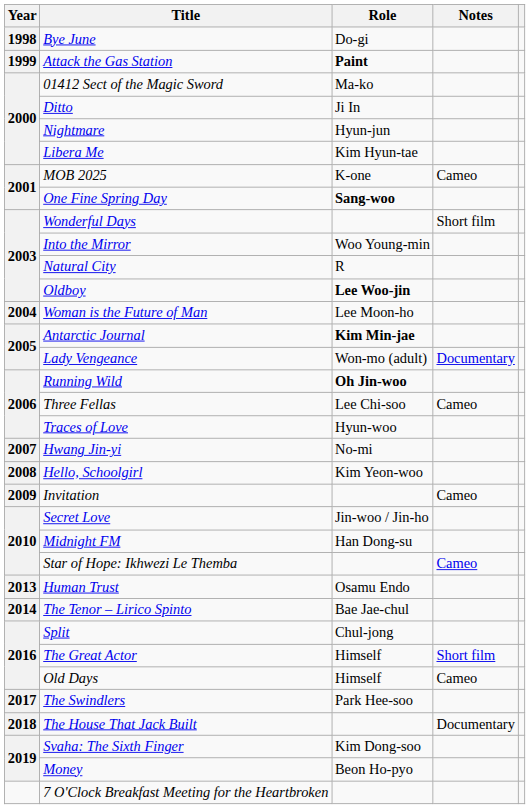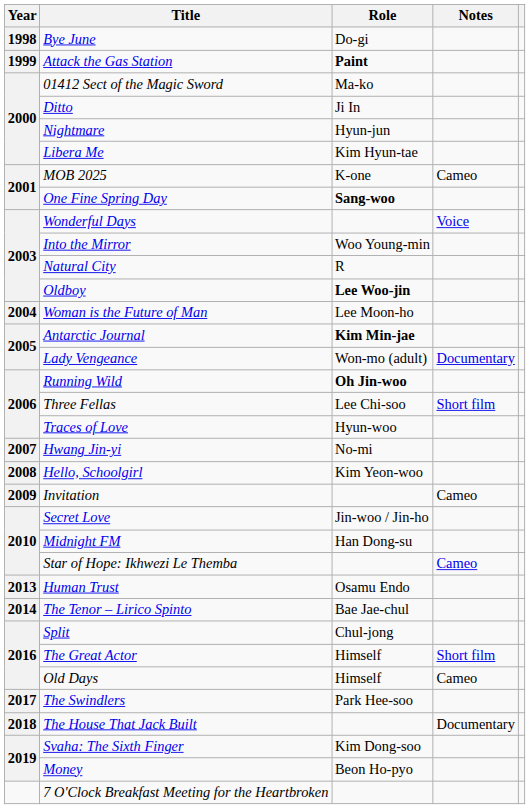(466, 221) Short film -> (453, 221) Voice
(457, 404) Cameo -> (466, 404) Short film
